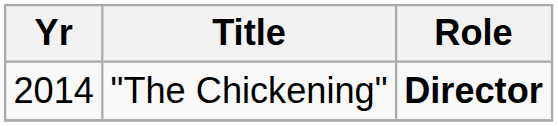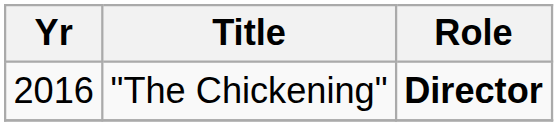(54, 90) 2014 -> (54, 90) 2016
